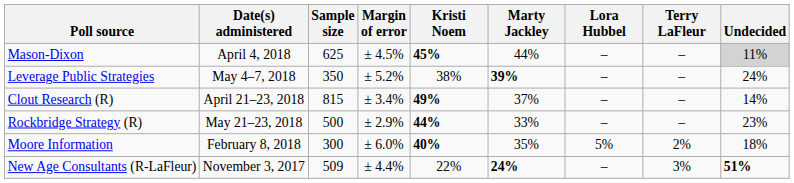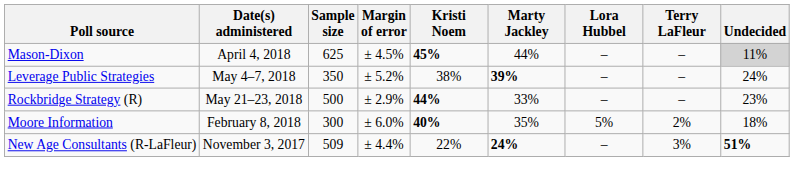- row: (60, 100)
